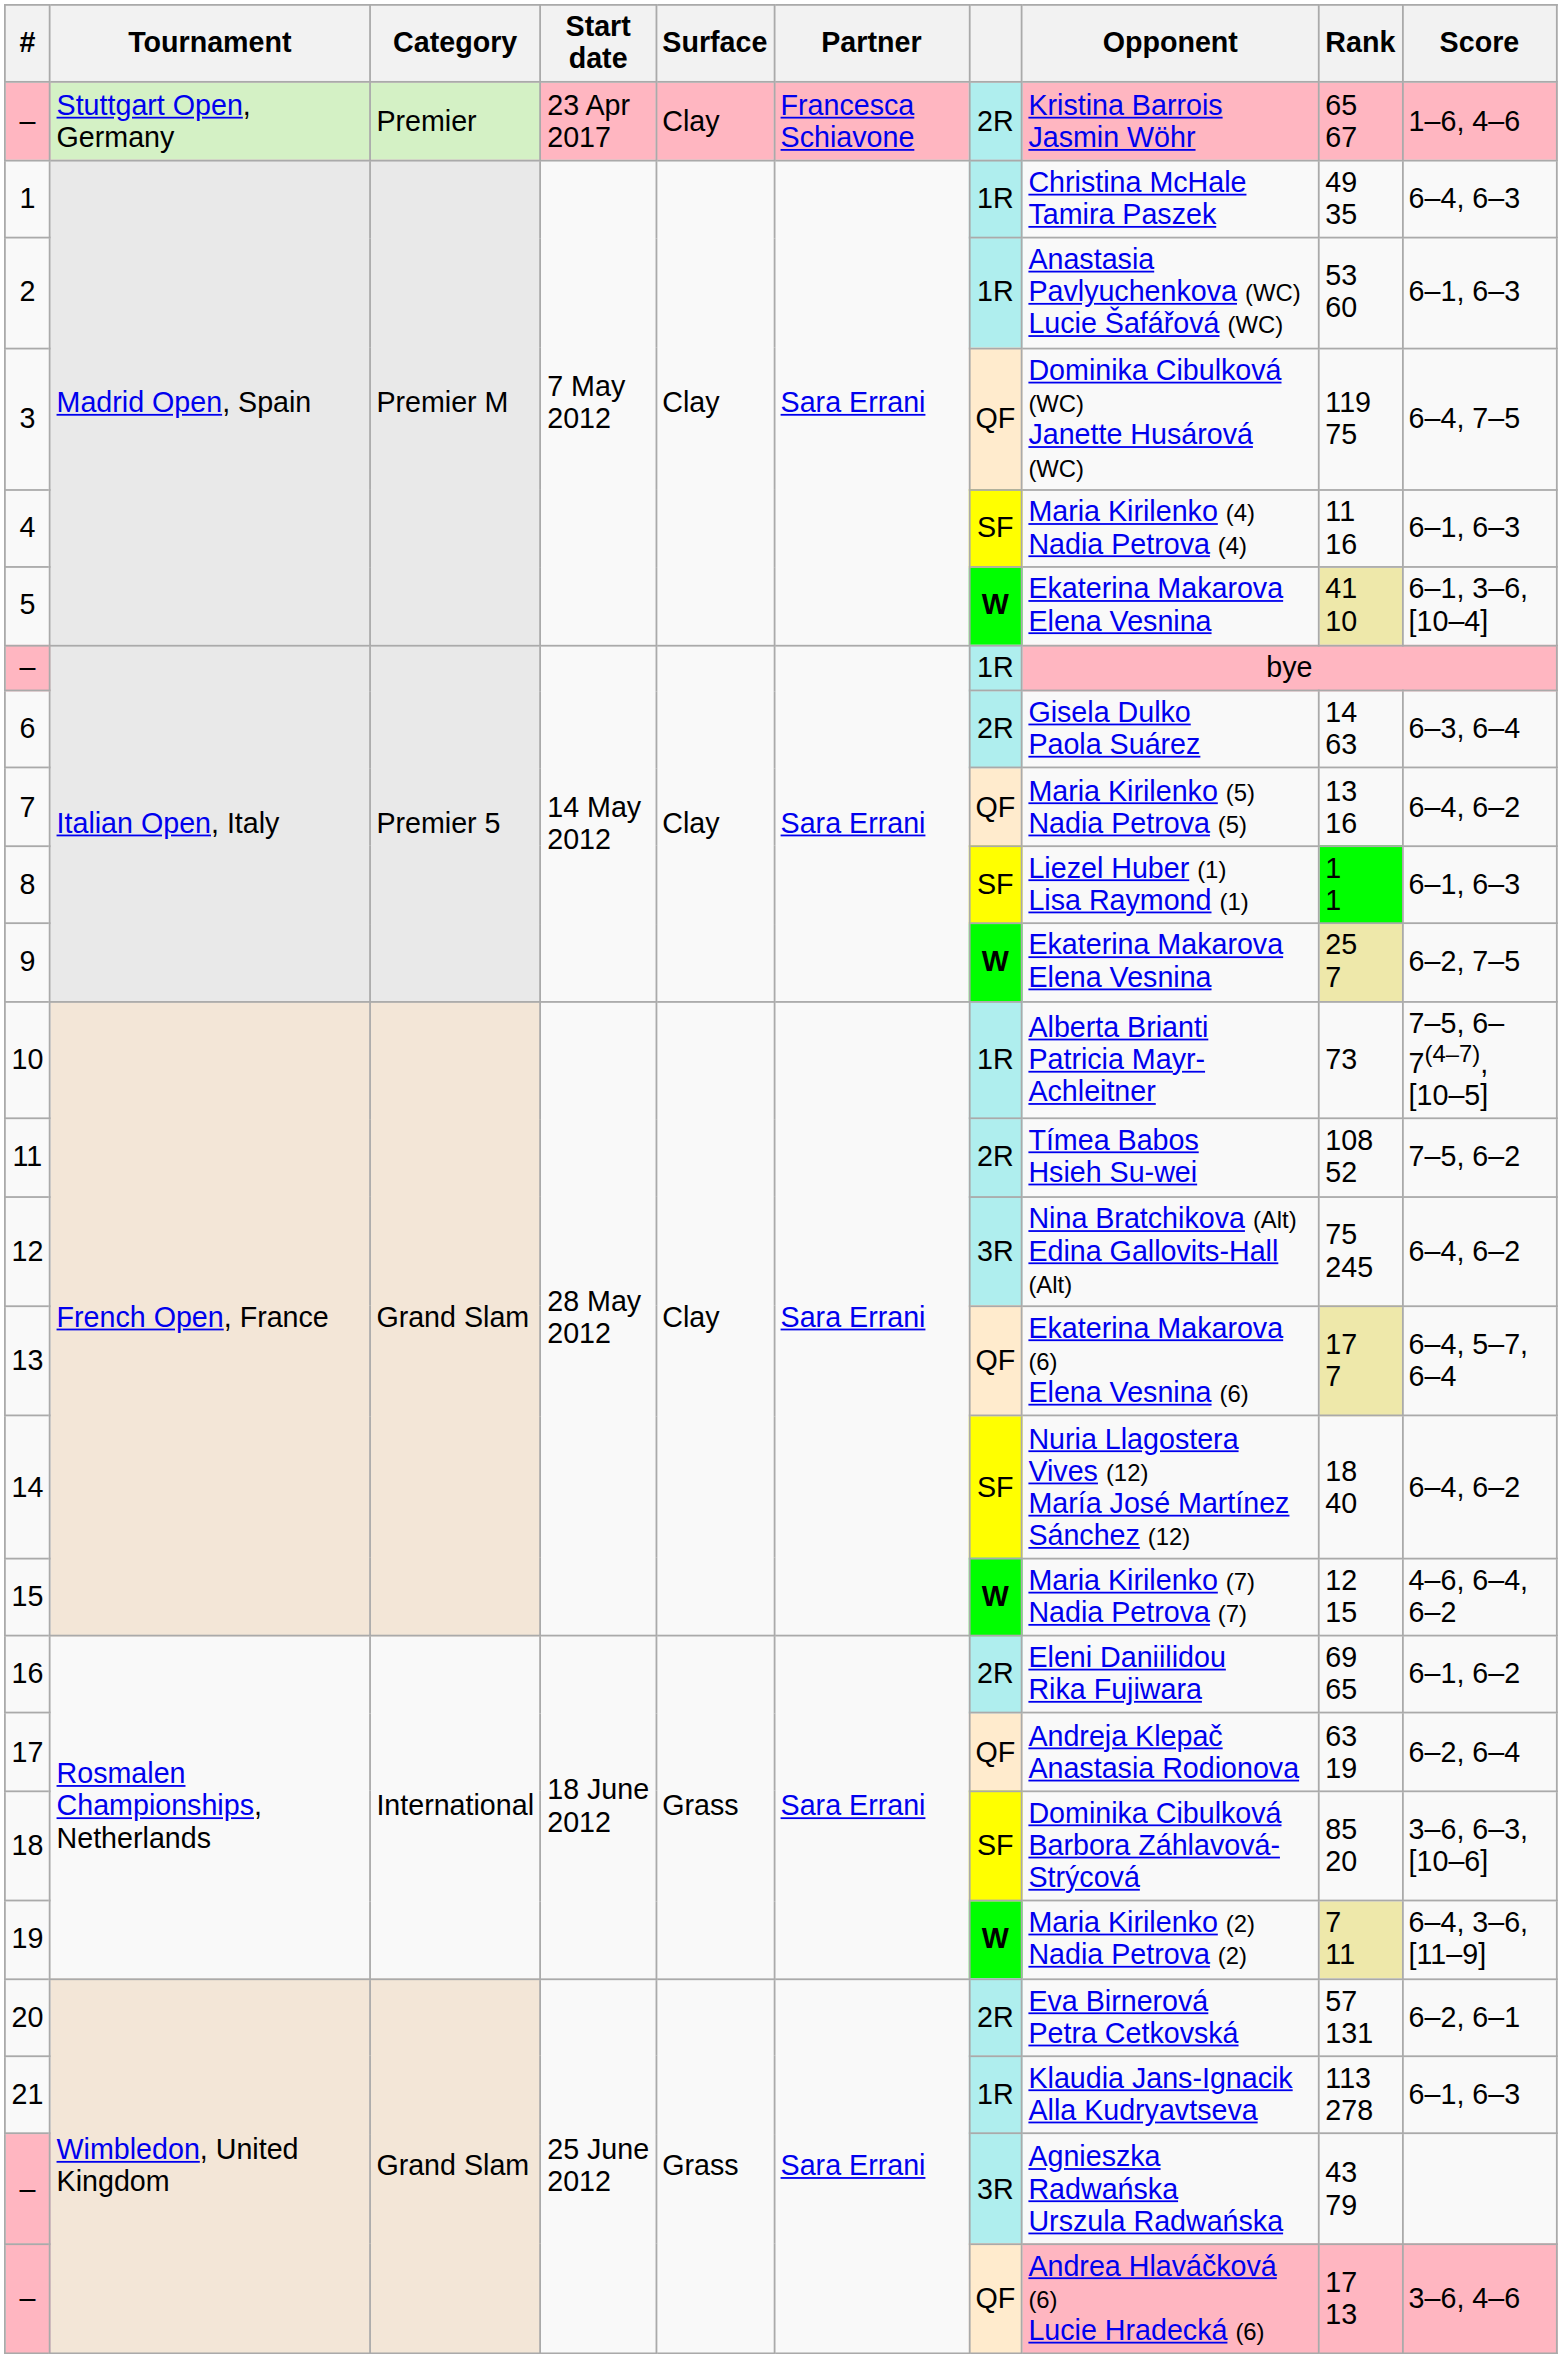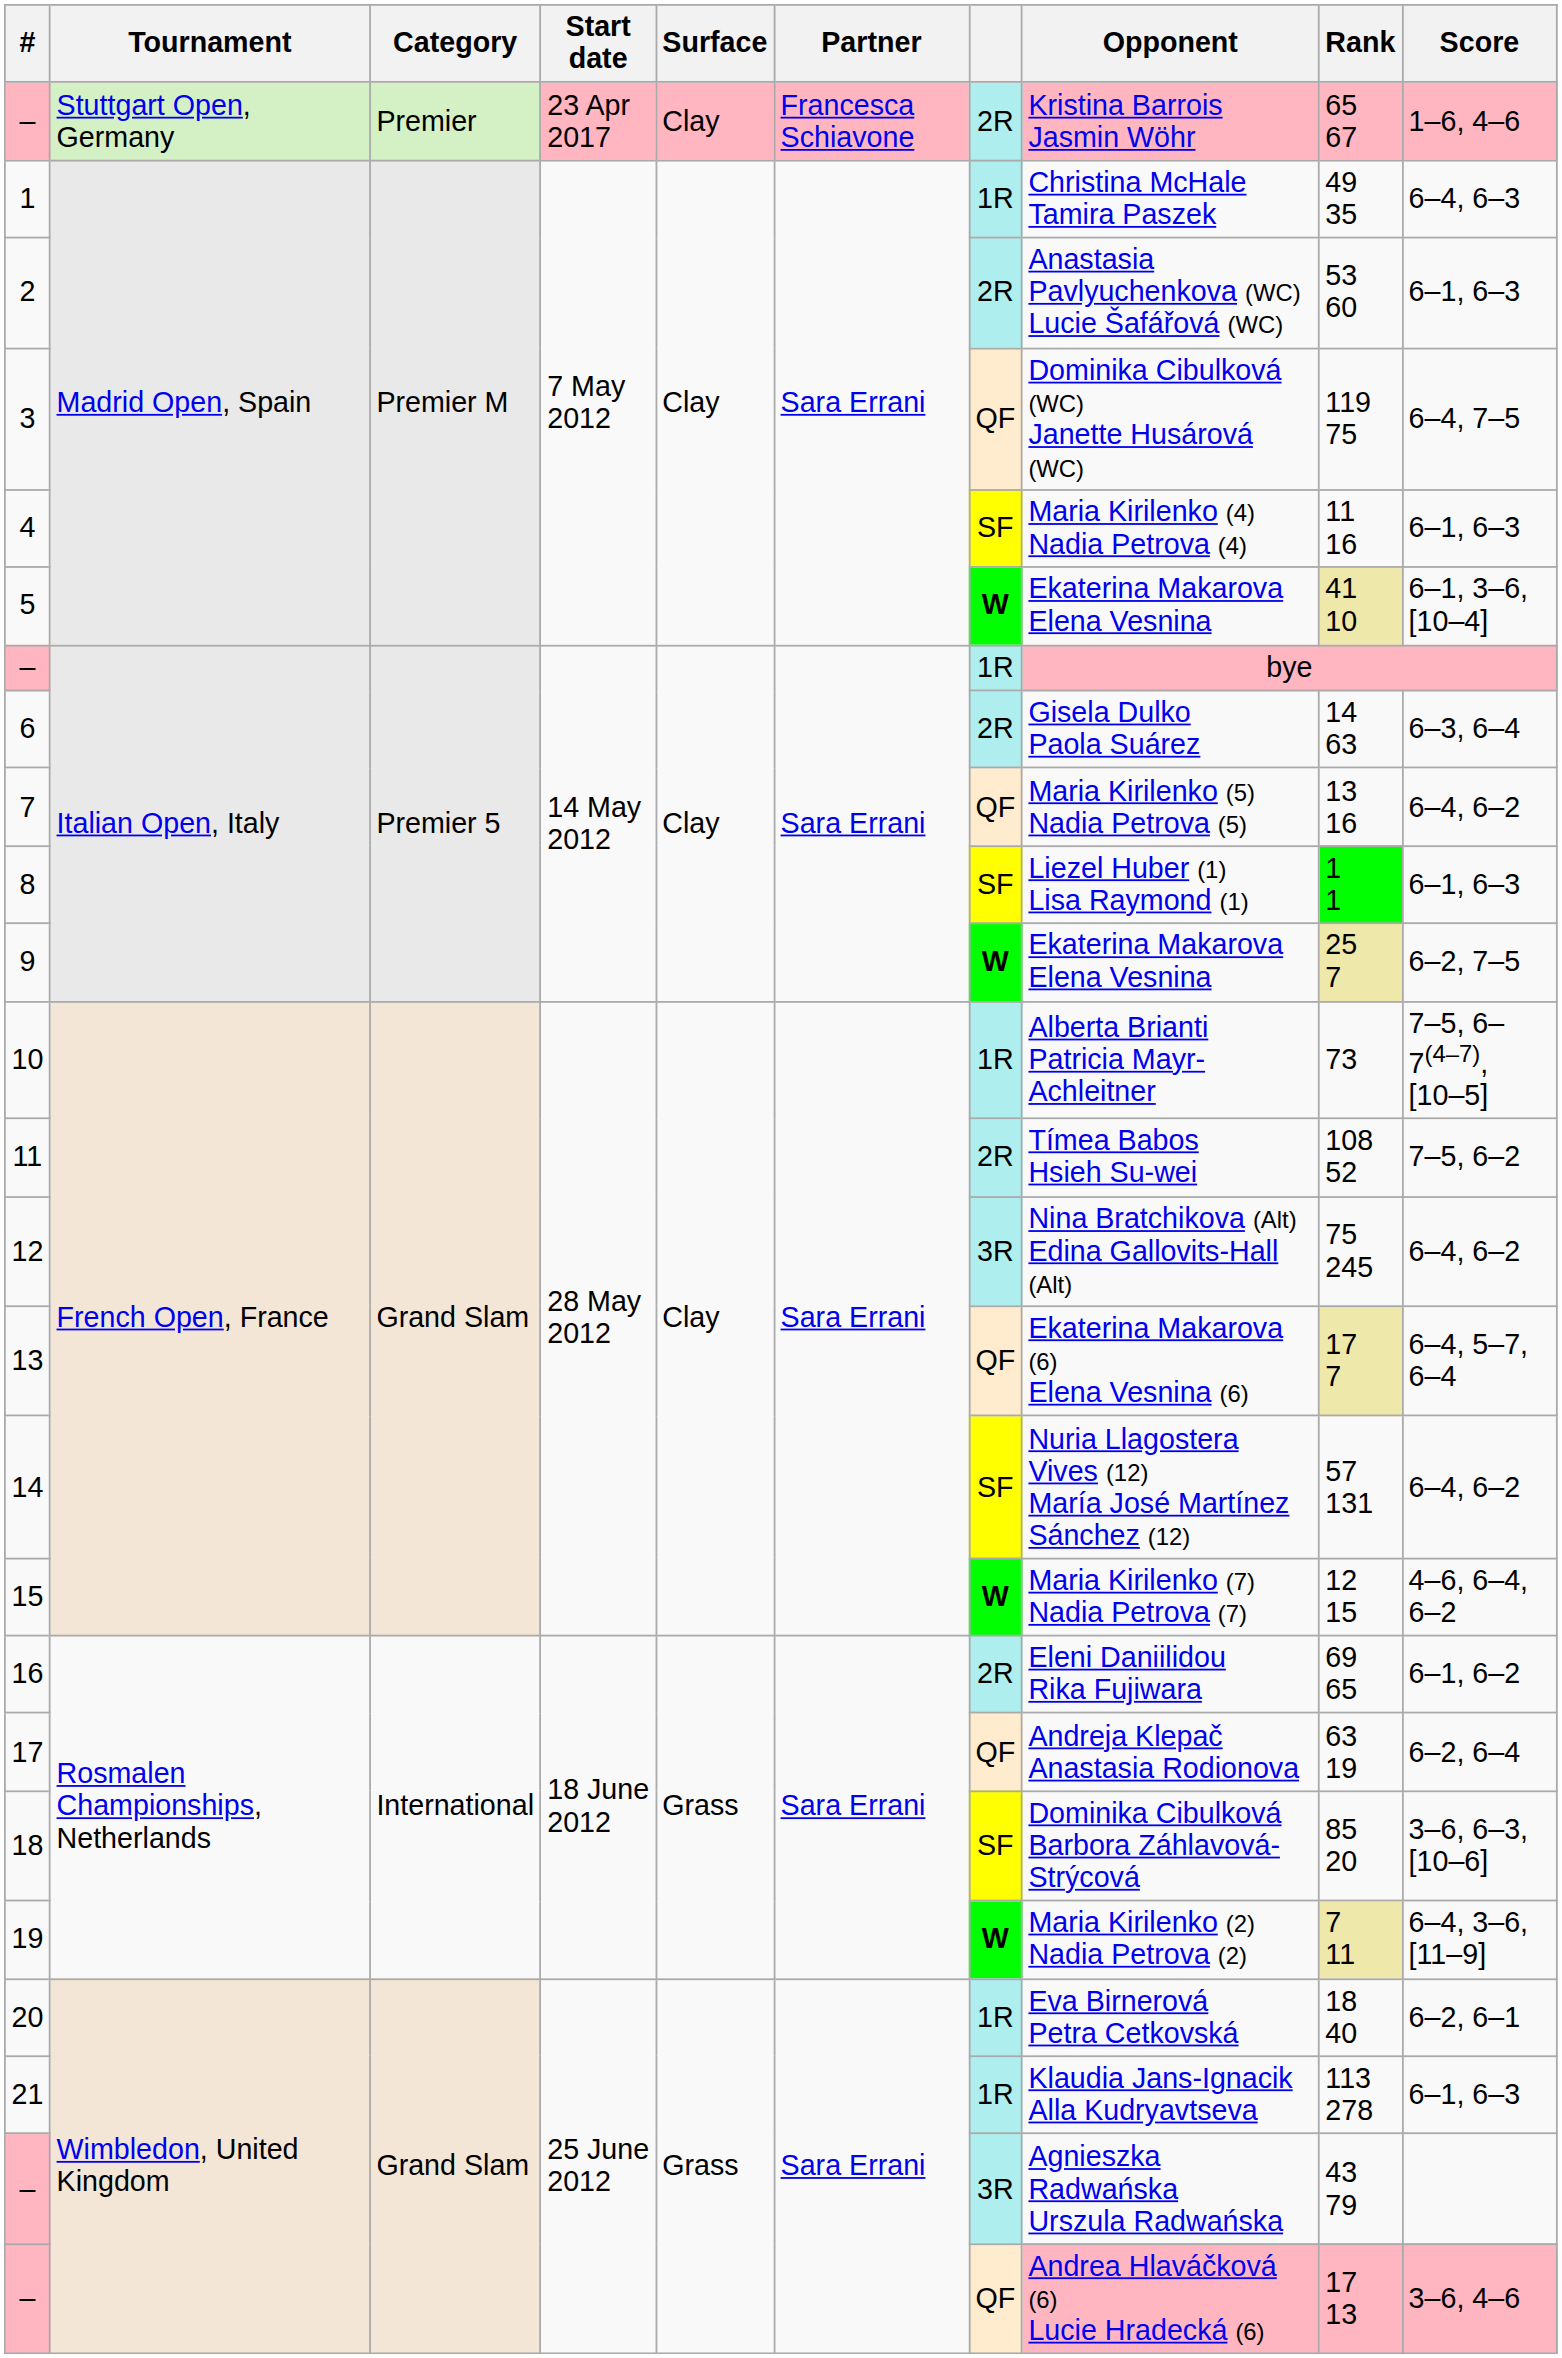(995, 292) 1R -> (995, 292) 2R
(1341, 1486) 18 40 -> (1349, 1486) 57 131
(995, 2016) 2R -> (995, 2016) 1R
(1349, 2016) 57 131 -> (1341, 2016) 18 40
